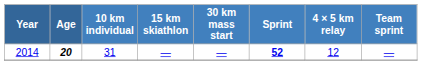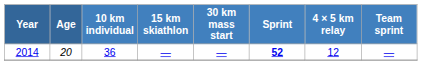(66, 52) bold -> (66, 52) normal
(110, 52) 31 -> (110, 52) 36
